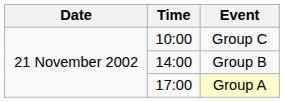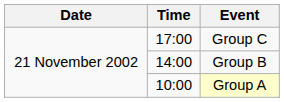(174, 39) 10:00 -> (174, 39) 17:00
(174, 85) 17:00 -> (174, 85) 10:00
